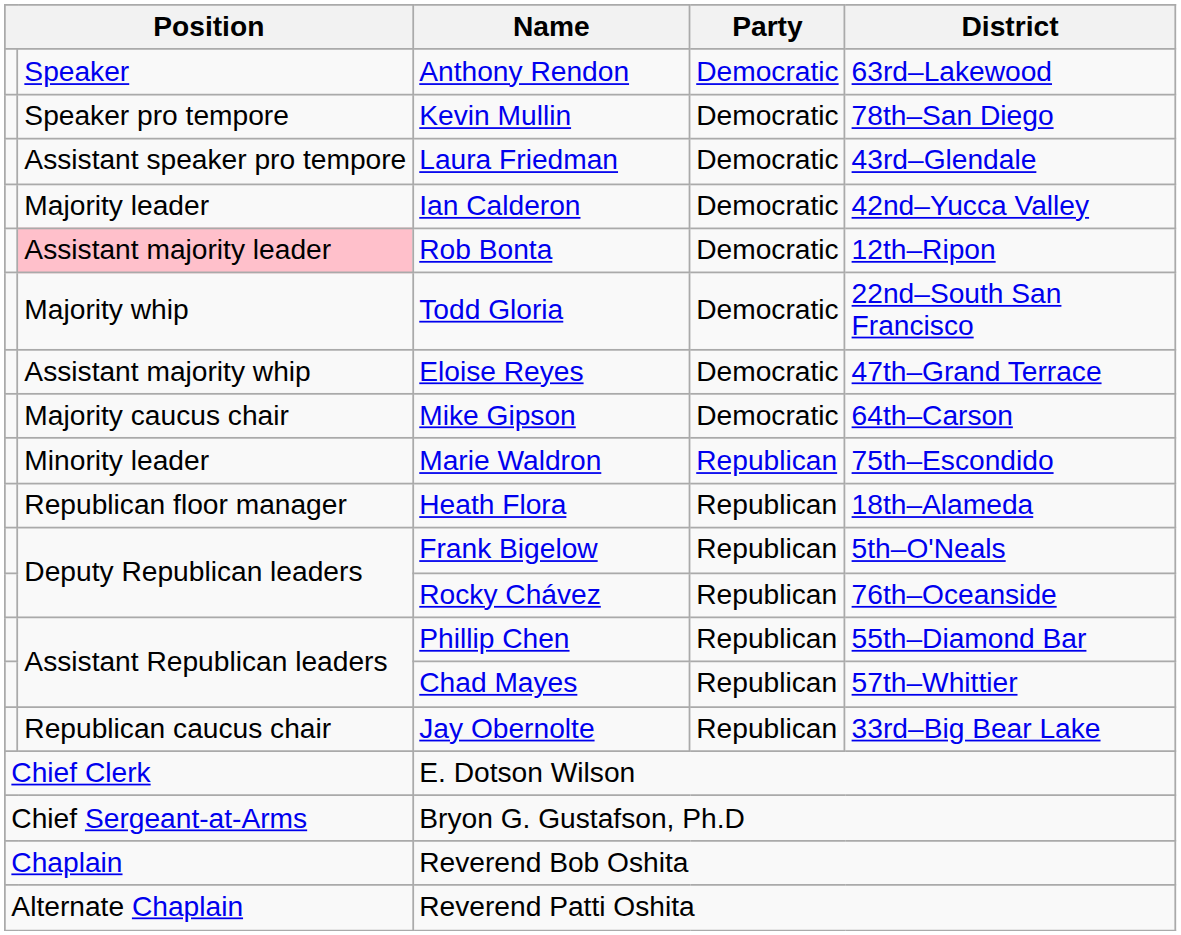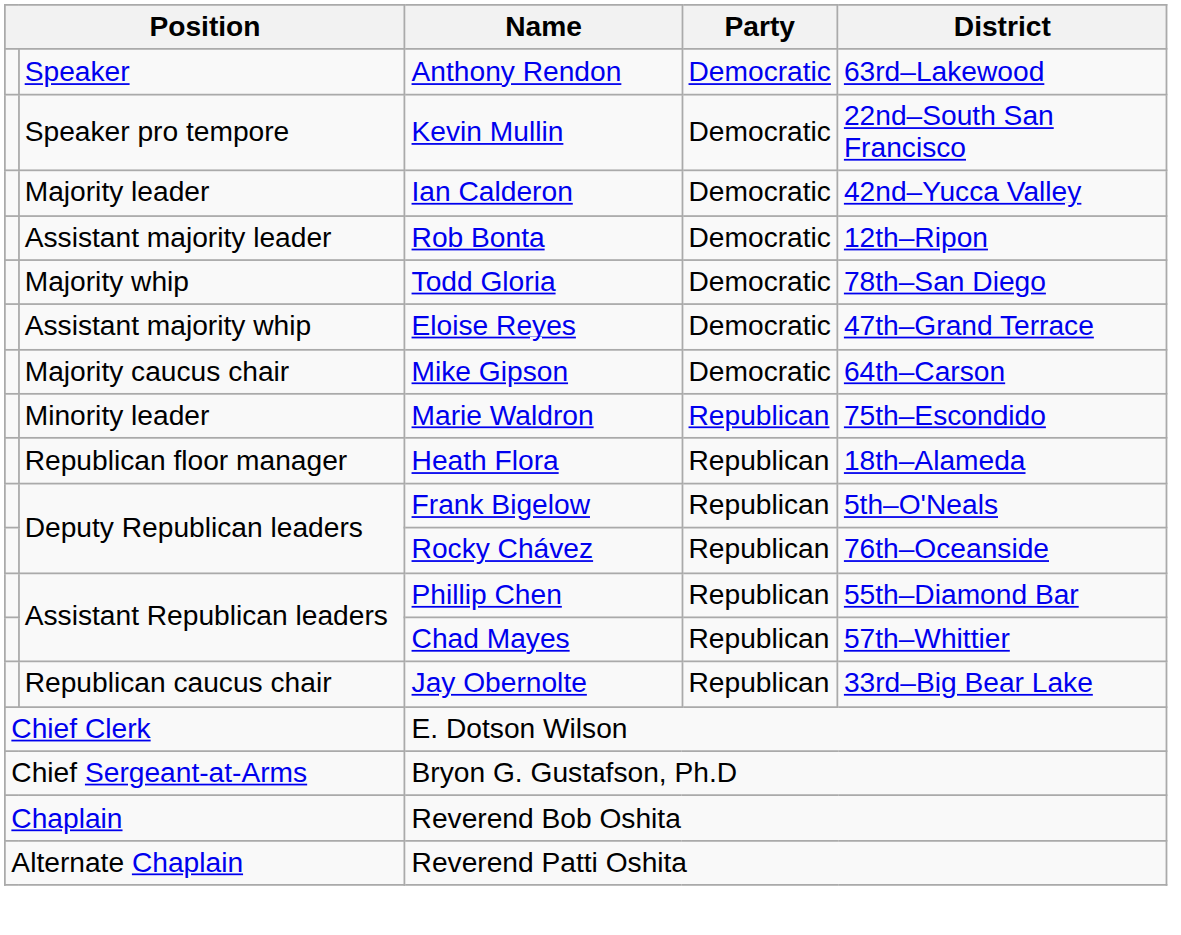(953, 116) 78th–San Diego -> (949, 131) 22nd–South San Francisco
- row: (519, 160)
(178, 250) pink background -> (178, 237) no background
(957, 310) 22nd–South San Francisco -> (945, 281) 78th–San Diego
